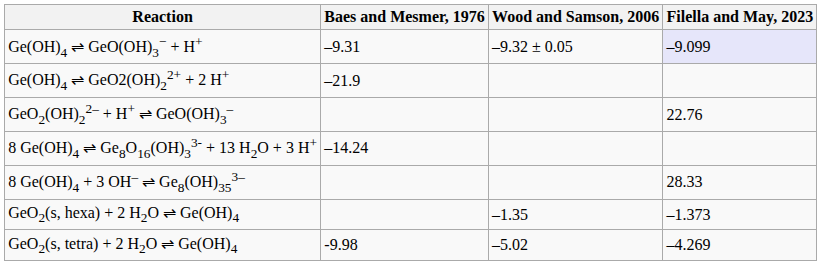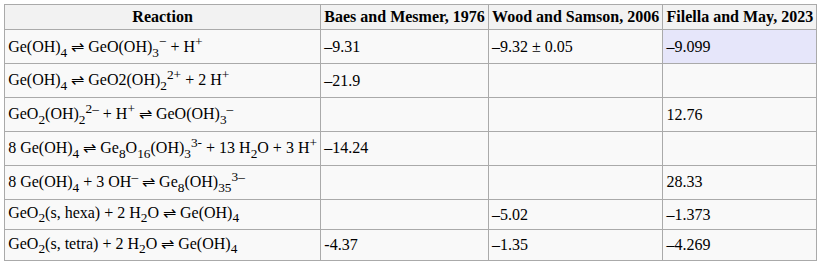(685, 114) 22.76 -> (685, 114) 12.76
(510, 214) –1.35 -> (510, 214) –5.02
(341, 245) -9.98 -> (341, 245) -4.37
(510, 245) –5.02 -> (510, 245) –1.35
